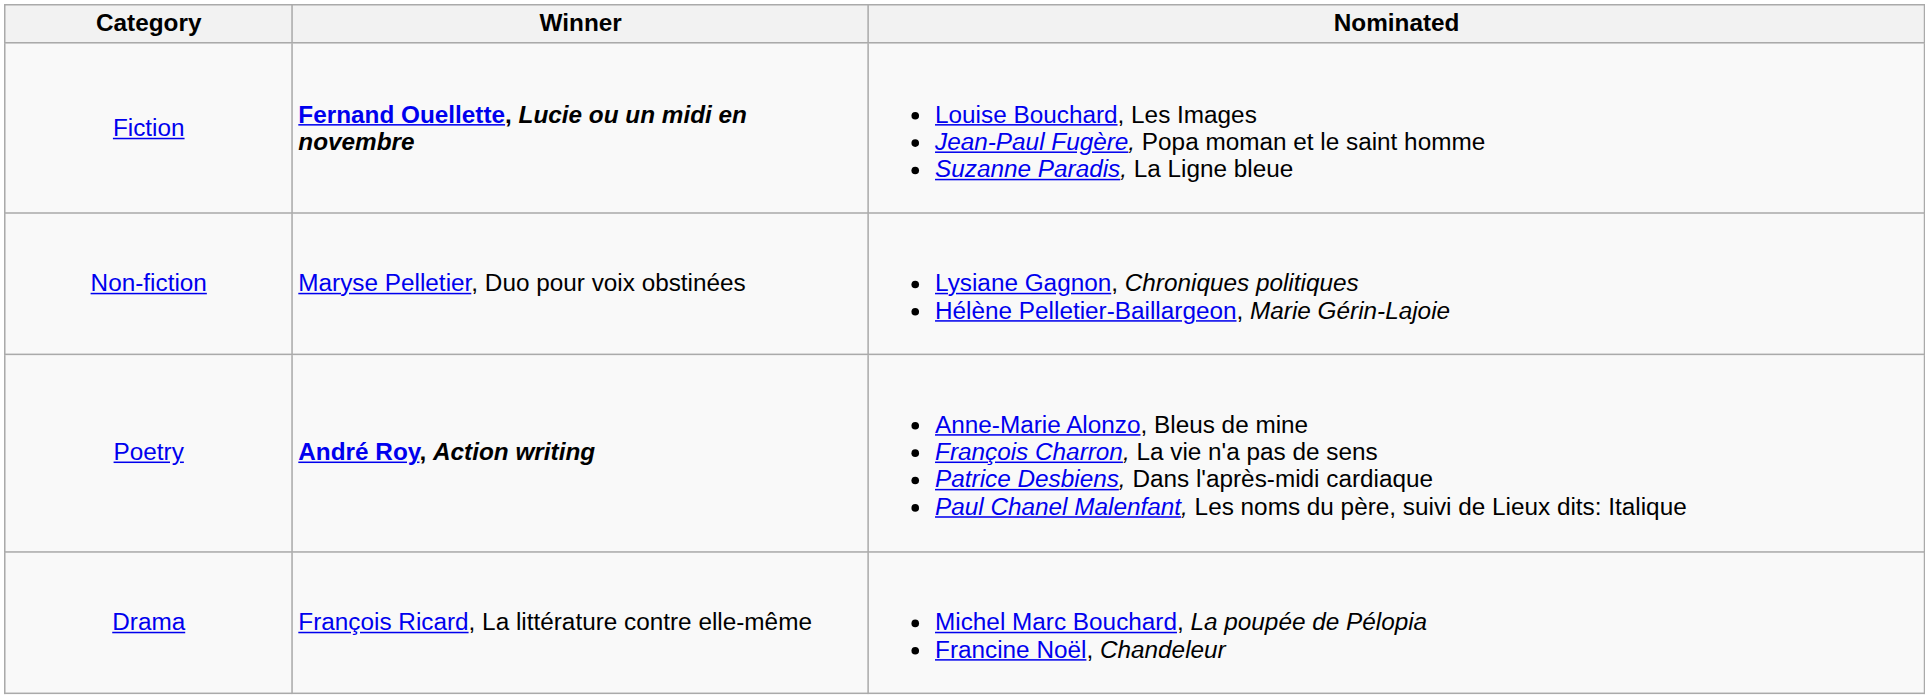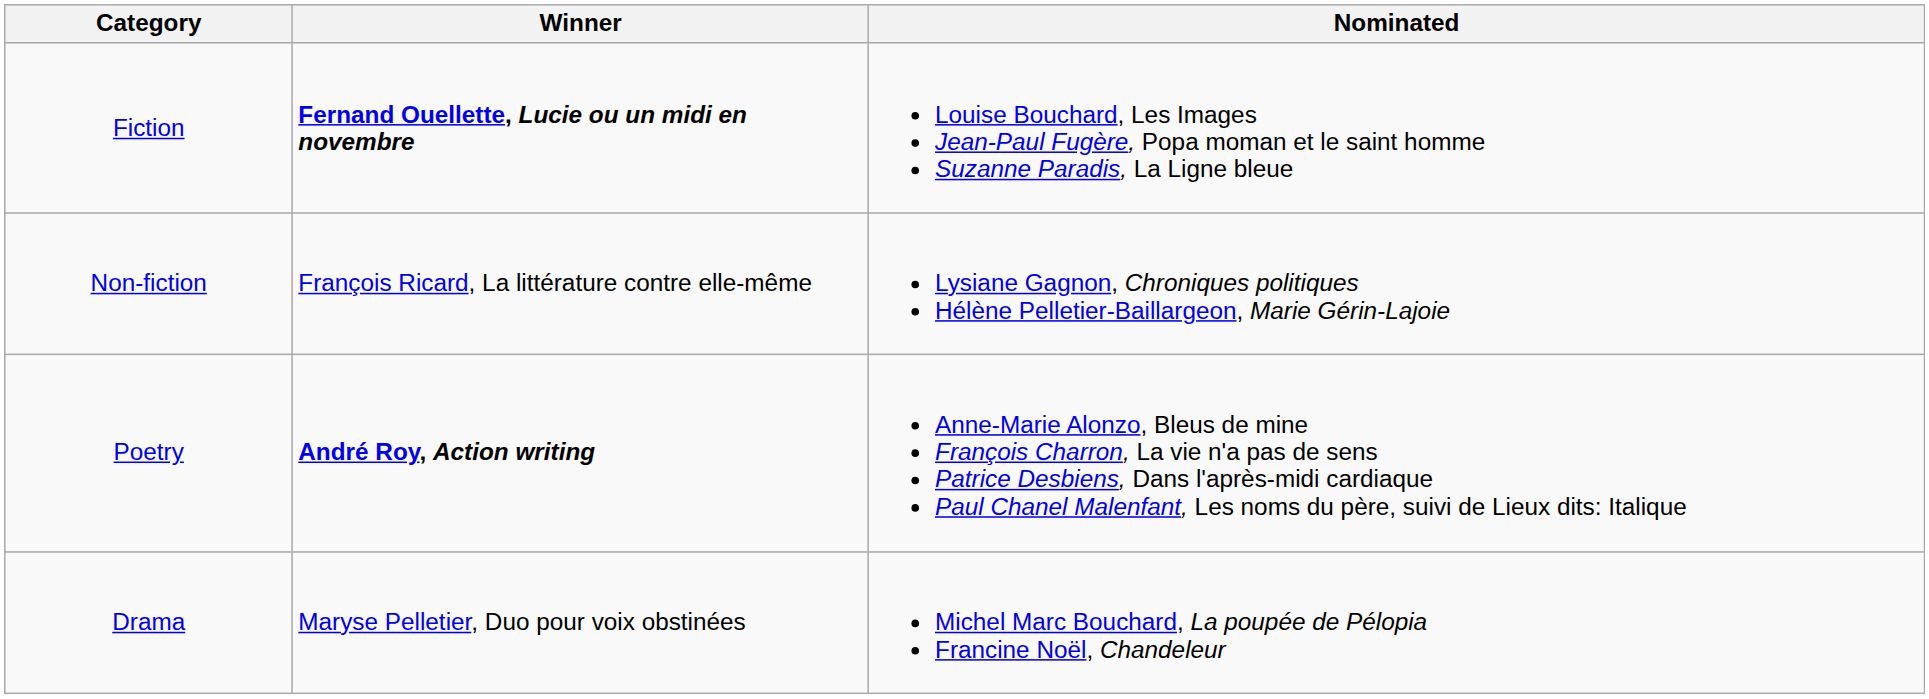(522, 283) Maryse Pelletier, Duo pour voix obstinées -> (555, 283) François Ricard, La littérature contre elle-même
(555, 621) François Ricard, La littérature contre elle-même -> (522, 621) Maryse Pelletier, Duo pour voix obstinées
